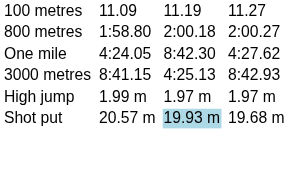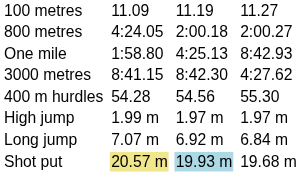(125, 32) 1:58.80 -> (137, 32) 4:24.05
(125, 53) 4:24.05 -> (137, 53) 1:58.80
(190, 53) 8:42.30 -> (202, 53) 4:25.13
(254, 53) 4:27.62 -> (266, 53) 8:42.93
(190, 75) 4:25.13 -> (202, 75) 8:42.30
(254, 75) 8:42.93 -> (266, 75) 4:27.62
+ row: (54, 97)
+ row: (41, 140)
(127, 118) no background -> (139, 161) khaki background
